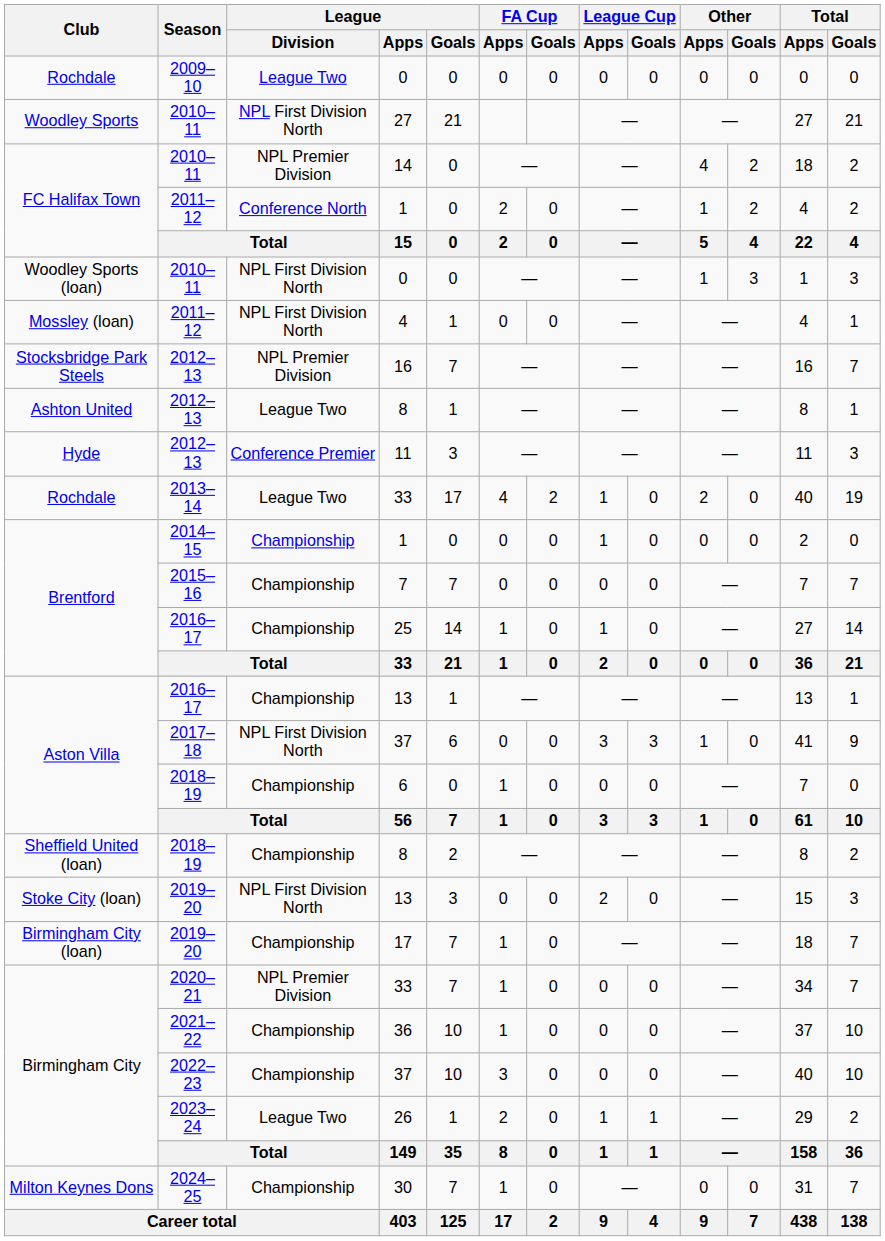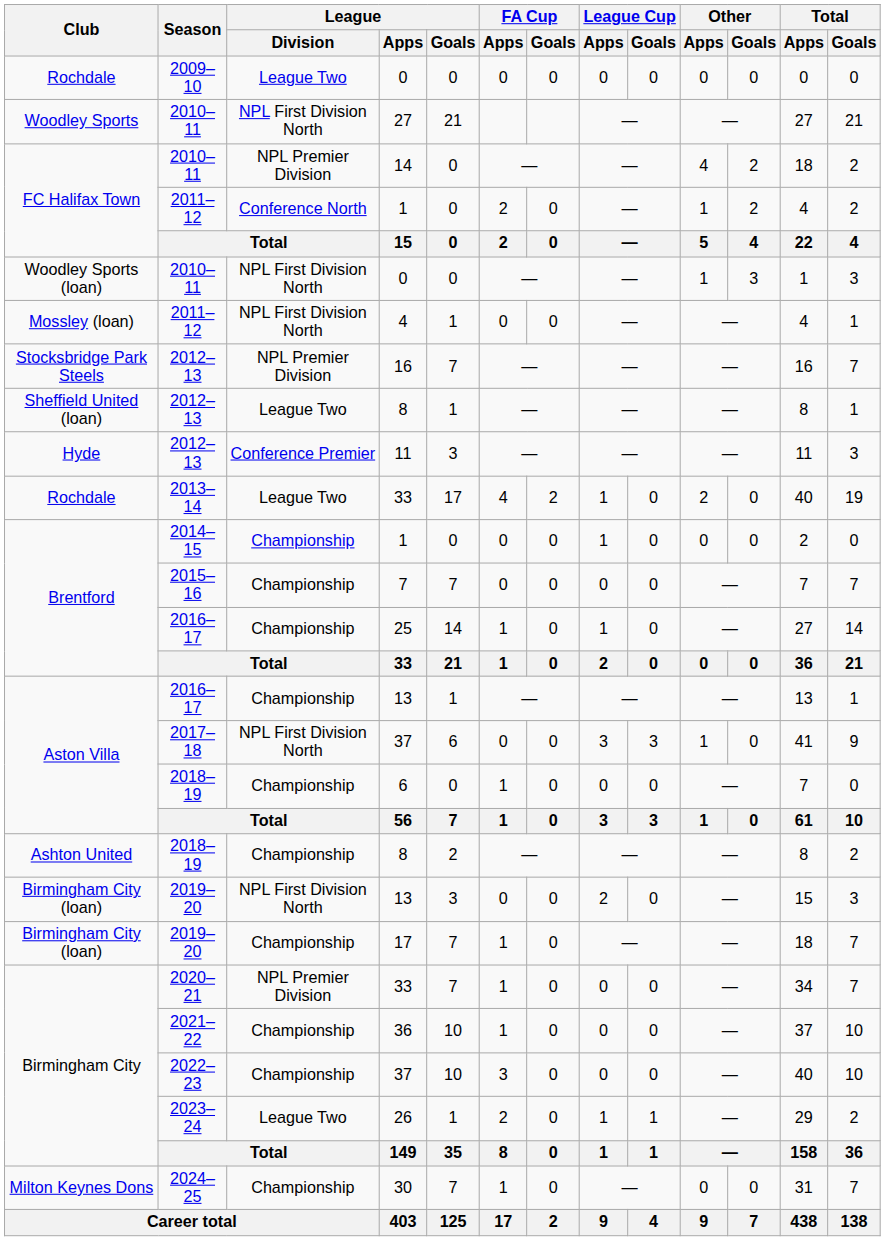(81, 409) Ashton United -> (81, 409) Sheffield United (loan)
(81, 855) Sheffield United (loan) -> (81, 855) Ashton United
(81, 899) Stoke City (loan) -> (81, 899) Birmingham City (loan)
